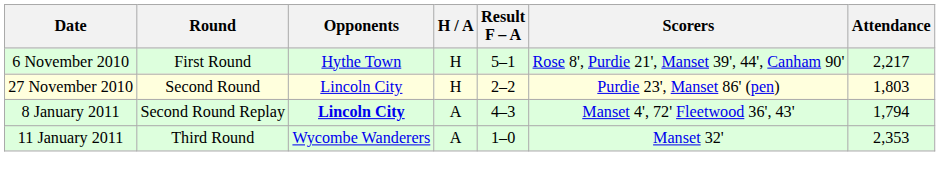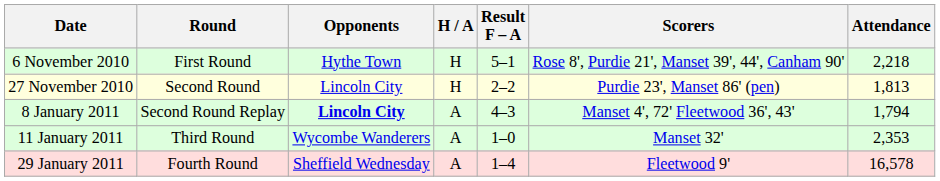(891, 61) 2,217 -> (891, 61) 2,218
(891, 86) 1,803 -> (891, 86) 1,813
+ row: (71, 163)
